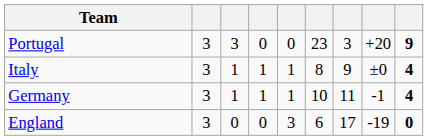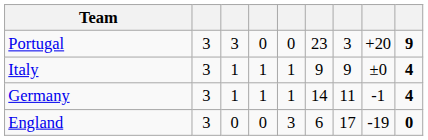(319, 69) 8 -> (319, 69) 9
(319, 95) 10 -> (319, 95) 14
